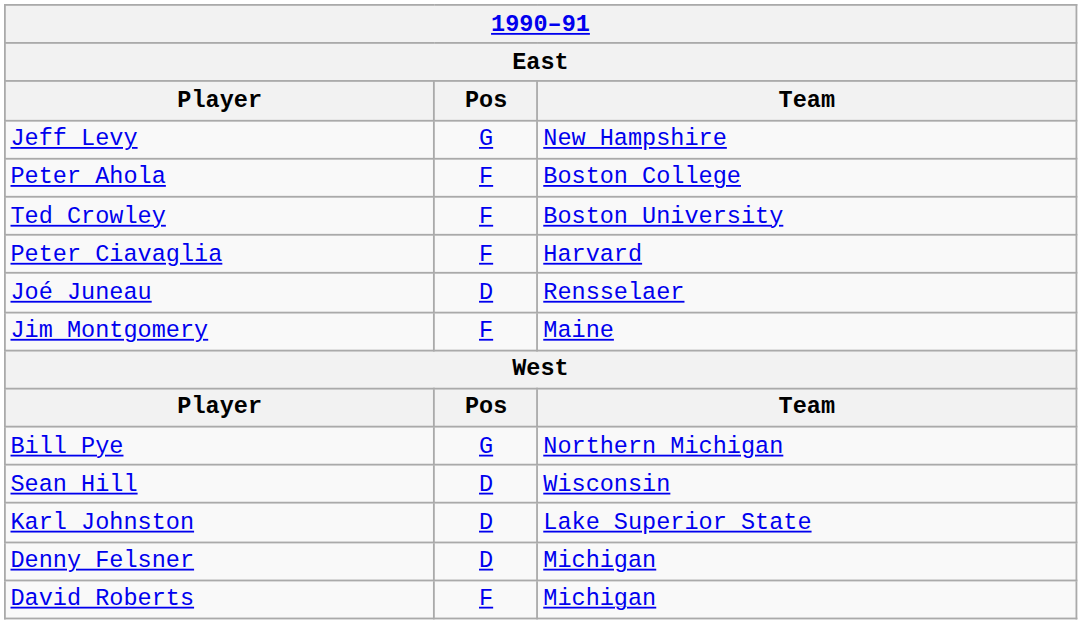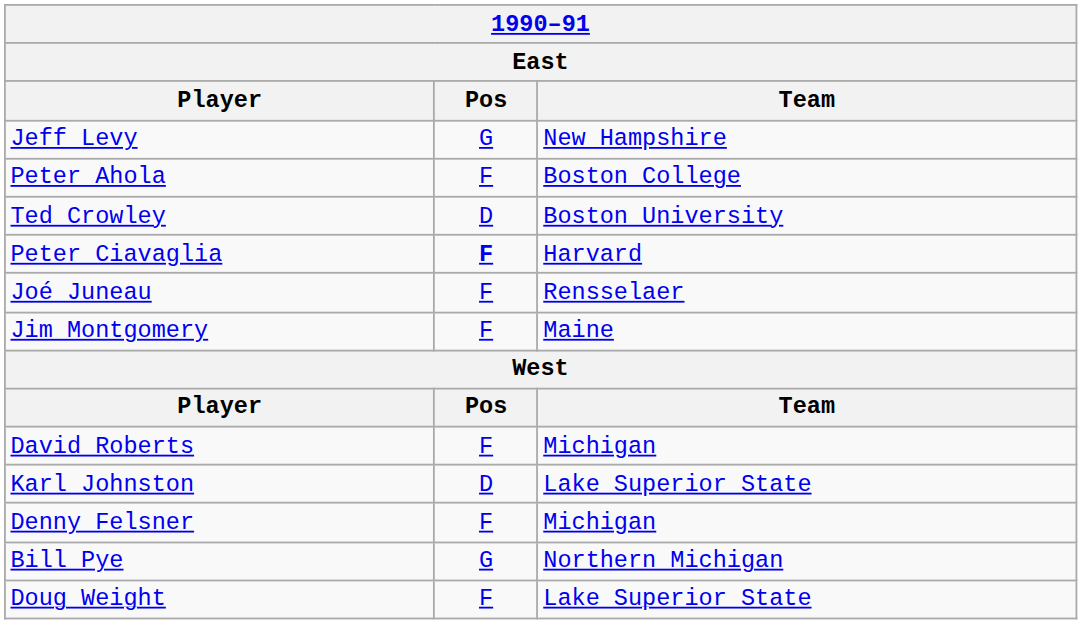(486, 216) F -> (486, 216) D
(486, 254) normal -> (486, 254) bold
(486, 293) D -> (486, 293) F
rows swapped: (67, 446) <-> (102, 599)
- row: (74, 484)
(486, 561) D -> (486, 523) F
+ row: (88, 599)
